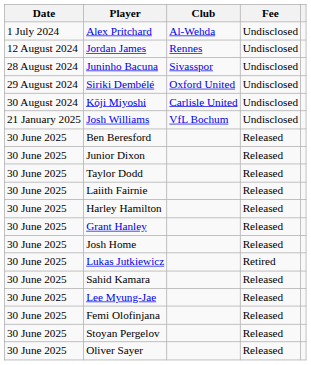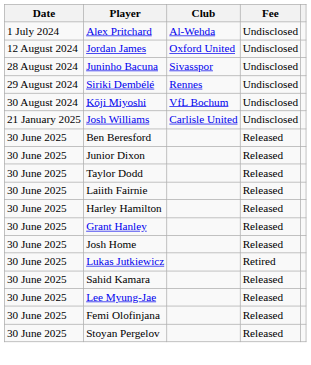(186, 48) Rennes -> (202, 48) Oxford United
(202, 84) Oxford United -> (186, 84) Rennes
(203, 102) Carlisle United -> (199, 102) VfL Bochum
(199, 119) VfL Bochum -> (203, 119) Carlisle United
- row: (115, 350)
